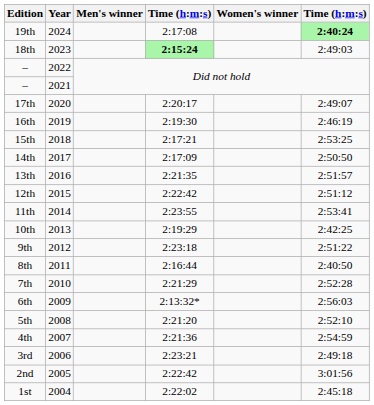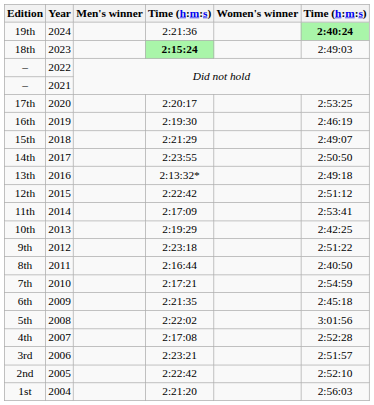(180, 31) 2:17:08 -> (180, 31) 2:21:36
(335, 103) 2:49:07 -> (335, 103) 2:53:25
(180, 139) 2:17:21 -> (180, 139) 2:21:29
(335, 139) 2:53:25 -> (335, 139) 2:49:07
(180, 157) 2:17:09 -> (180, 157) 2:23:55
(180, 175) 2:21:35 -> (180, 175) 2:13:32*
(335, 175) 2:51:57 -> (335, 175) 2:49:18
(180, 211) 2:23:55 -> (180, 211) 2:17:09
(180, 283) 2:21:29 -> (180, 283) 2:17:21
(335, 283) 2:52:28 -> (335, 283) 2:54:59
(180, 301) 2:13:32* -> (180, 301) 2:21:35
(335, 301) 2:56:03 -> (335, 301) 2:45:18
(180, 319) 2:21:20 -> (180, 319) 2:22:02
(335, 319) 2:52:10 -> (335, 319) 3:01:56
(180, 337) 2:21:36 -> (180, 337) 2:17:08
(335, 337) 2:54:59 -> (335, 337) 2:52:28
(335, 355) 2:49:18 -> (335, 355) 2:51:57
(335, 373) 3:01:56 -> (335, 373) 2:52:10
(180, 391) 2:22:02 -> (180, 391) 2:21:20
(335, 391) 2:45:18 -> (335, 391) 2:56:03
